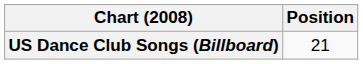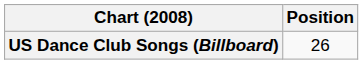(320, 45) 21 -> (320, 45) 26
